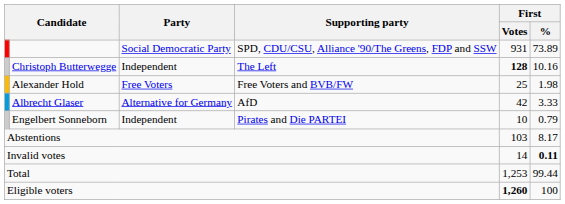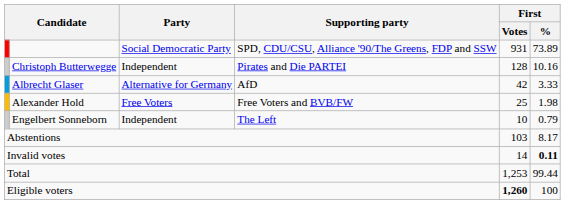(257, 66) The Left -> (292, 66) Pirates and Die PARTEI
(519, 66) bold -> (519, 66) normal
rows swapped: (48, 102) <-> (48, 84)
(292, 119) Pirates and Die PARTEI -> (257, 119) The Left
